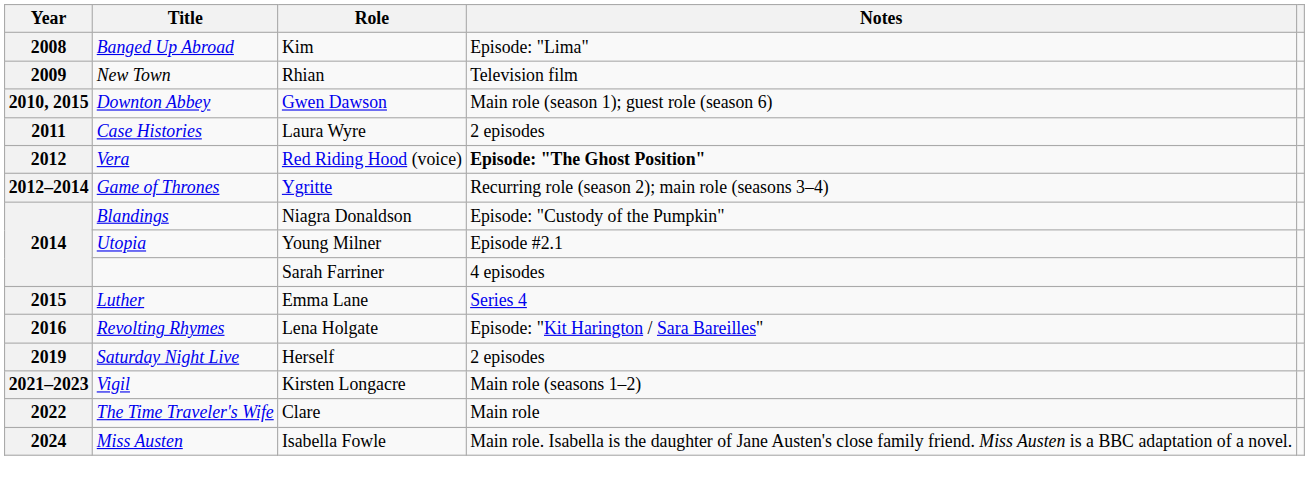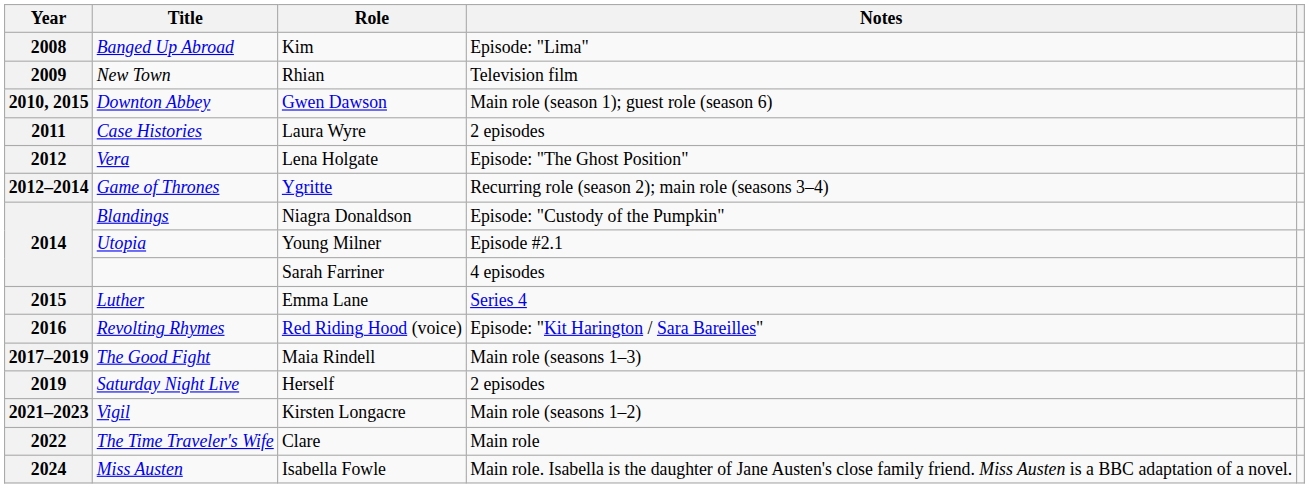(372, 159) Red Riding Hood (voice) -> (330, 159) Lena Holgate
(588, 159) bold -> (579, 159) normal
(330, 328) Lena Holgate -> (372, 328) Red Riding Hood (voice)
+ row: (153, 356)
